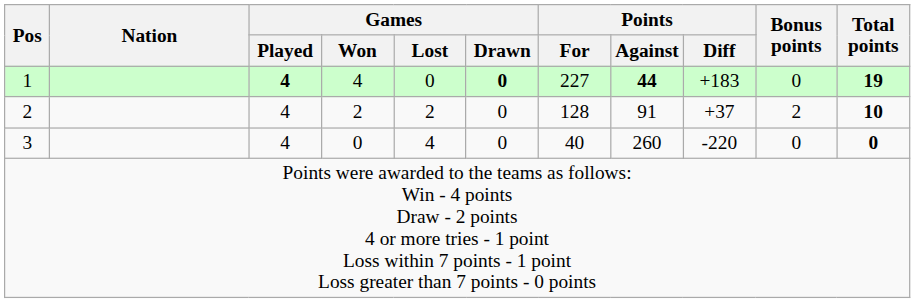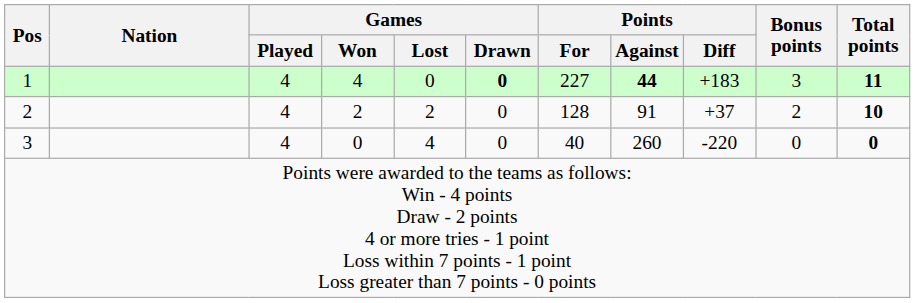(285, 81) bold -> (285, 81) normal
(796, 81) 0 -> (796, 81) 3
(873, 81) 19 -> (873, 81) 11
